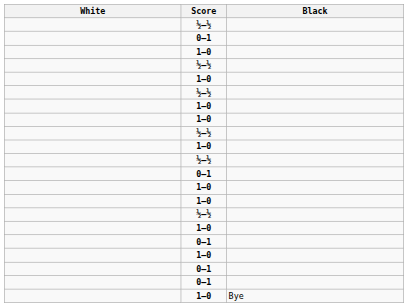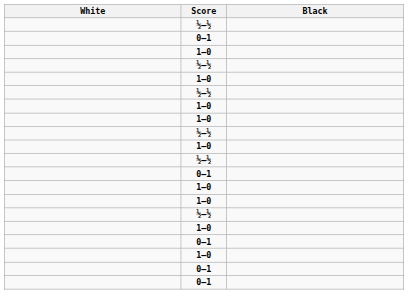- row: (204, 296)
